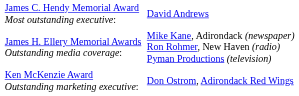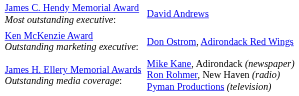rows swapped: (73, 47) <-> (72, 81)
